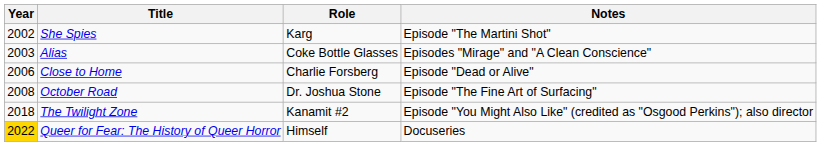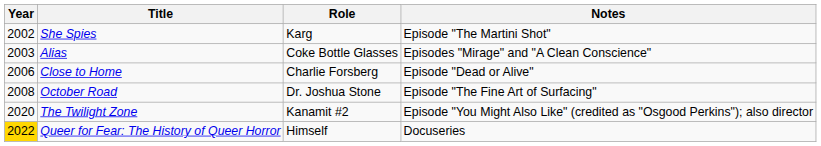(21, 111) 2018 -> (21, 111) 2020
